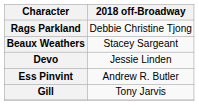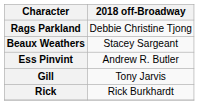- row: (46, 60)
+ row: (46, 92)
